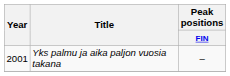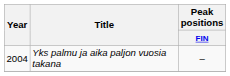(17, 58) 2001 -> (17, 58) 2004
